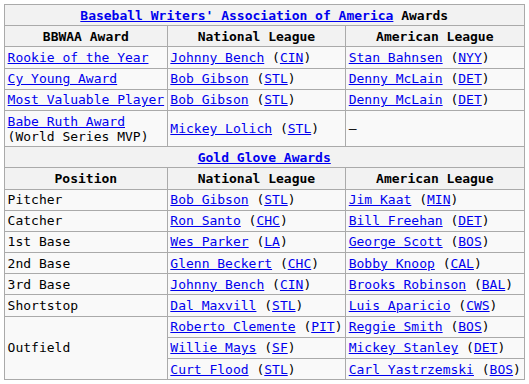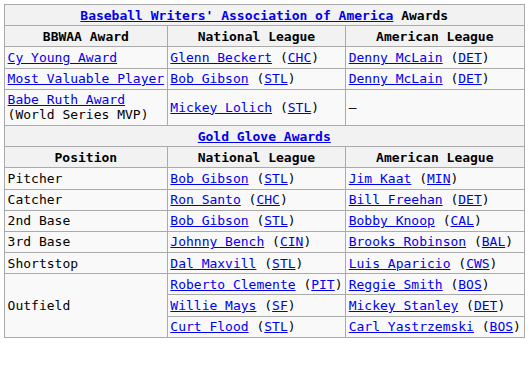- row: (78, 57)
(233, 79) Bob Gibson (STL) -> (245, 57) Glenn Beckert (CHC)
- row: (39, 242)
(245, 263) Glenn Beckert (CHC) -> (233, 221) Bob Gibson (STL)
